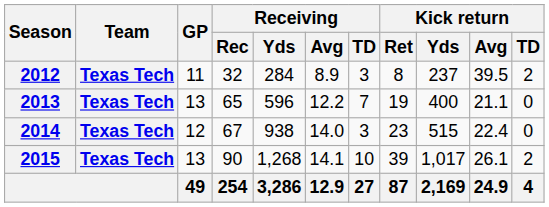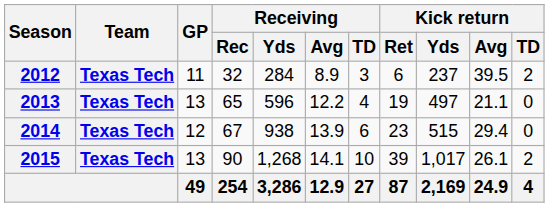(399, 74) 8 -> (399, 74) 6
(364, 103) 7 -> (364, 103) 4
(443, 103) 400 -> (443, 103) 497
(327, 131) 14.0 -> (327, 131) 13.9
(364, 131) 3 -> (364, 131) 6
(491, 131) 22.4 -> (491, 131) 29.4
